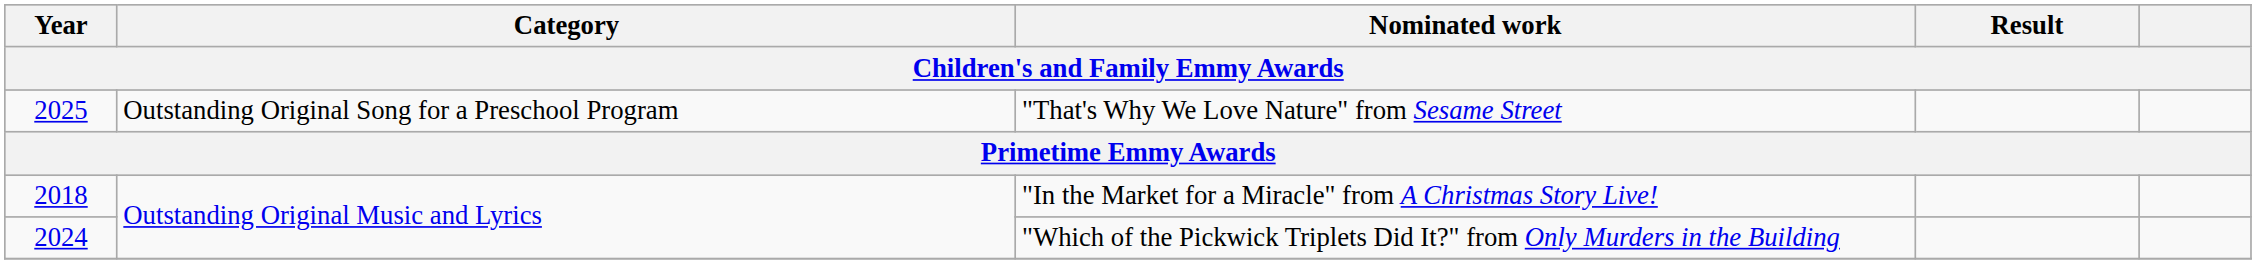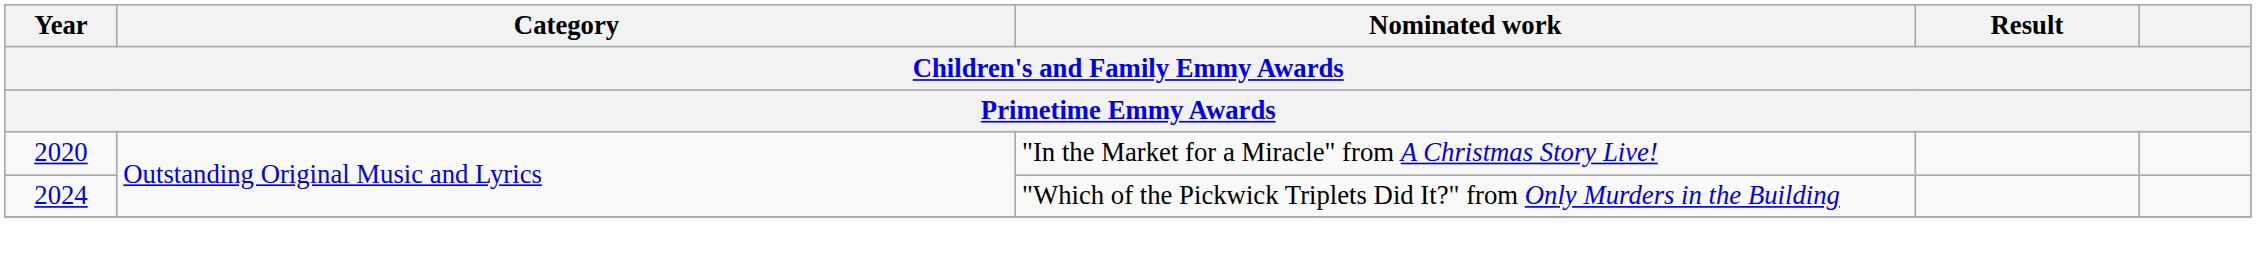- row: (1292, 110)
(61, 195) 2018 -> (61, 152) 2020
